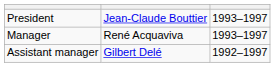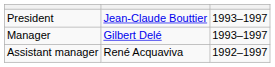(143, 35) René Acquaviva -> (133, 35) Gilbert Delé
(133, 53) Gilbert Delé -> (143, 53) René Acquaviva
